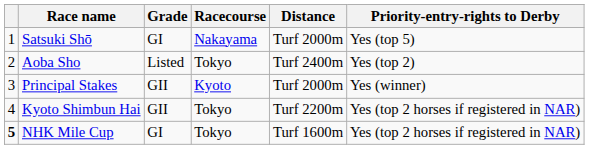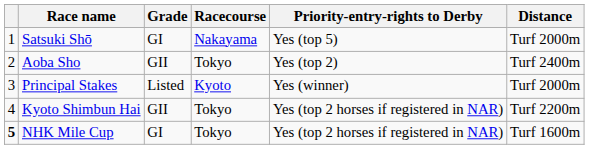columns swapped: (308, 16) <-> (465, 16)
(166, 62) Listed -> (158, 62) GII
(158, 86) GII -> (166, 86) Listed
